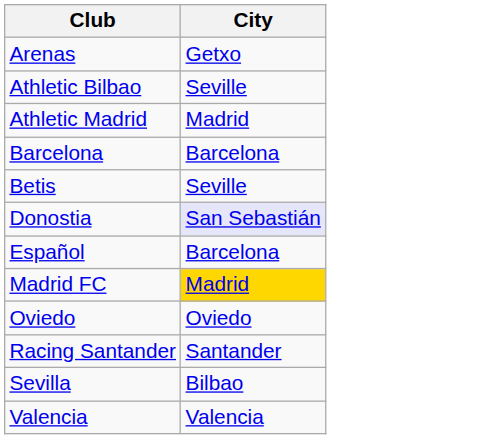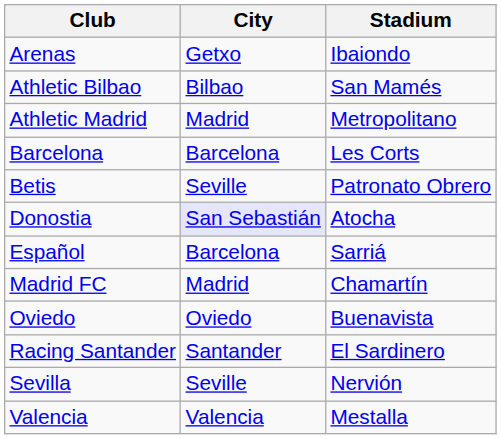+ column: (411, 20)
(216, 86) Seville -> (214, 86) Bilbao
(217, 284) gold background -> (217, 284) no background
(214, 383) Bilbao -> (216, 383) Seville
